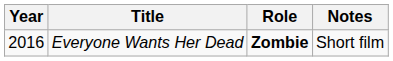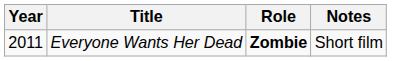(26, 42) 2016 -> (26, 42) 2011
